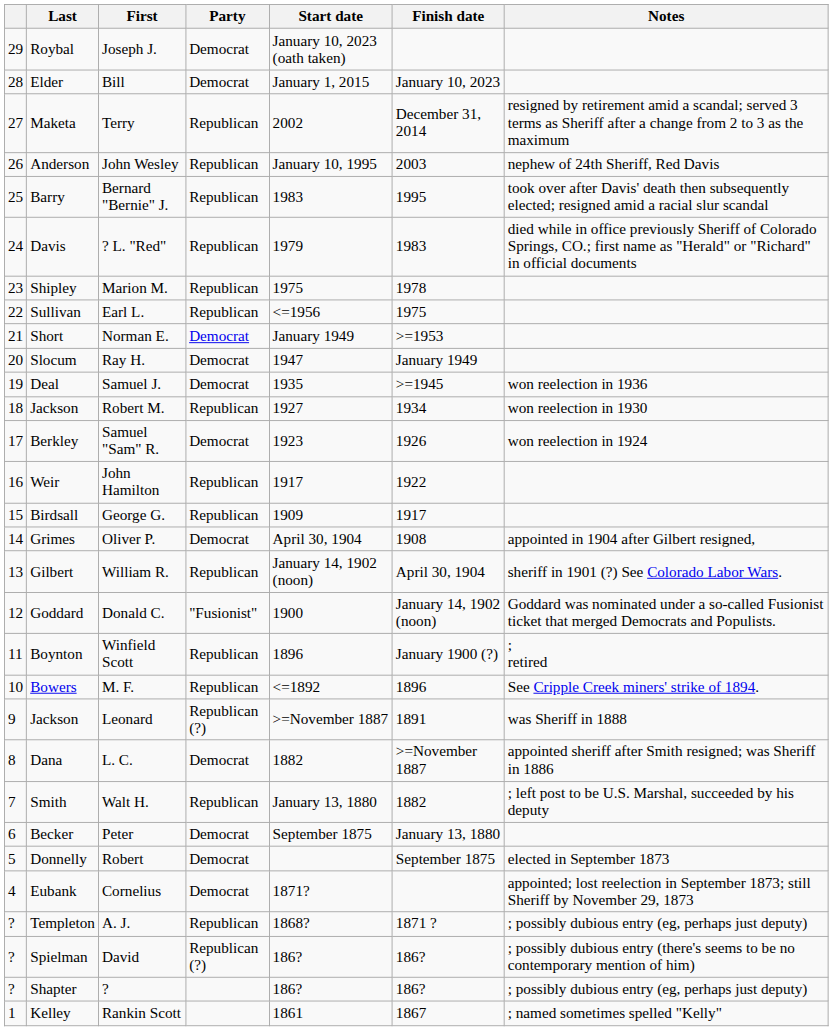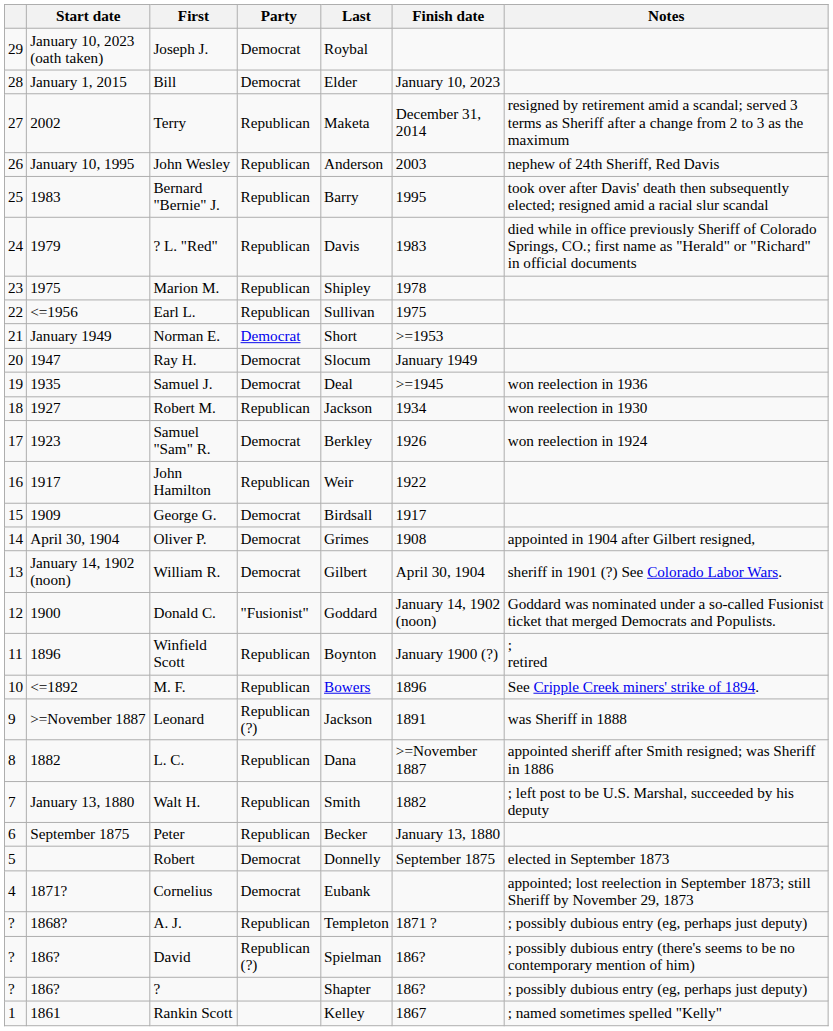columns swapped: (63, 16) <-> (331, 16)
(224, 514) Republican -> (271, 514) Democrat
(224, 571) Republican -> (271, 571) Democrat
(219, 760) Democrat -> (275, 760) Republican
(219, 834) Democrat -> (275, 834) Republican
